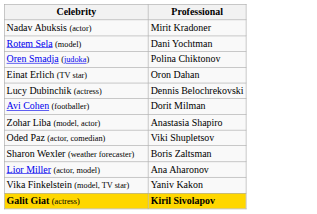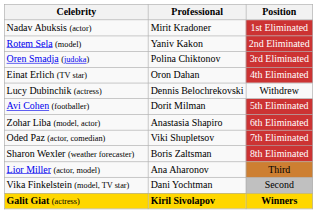+ column: (279, 12)
(182, 43) Dani Yochtman -> (177, 43) Yaniv Kakon
(177, 185) Yaniv Kakon -> (182, 185) Dani Yochtman
